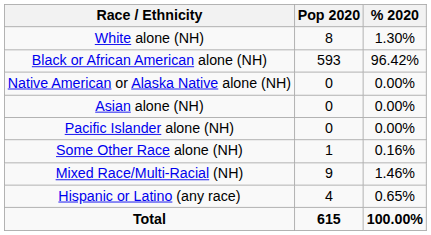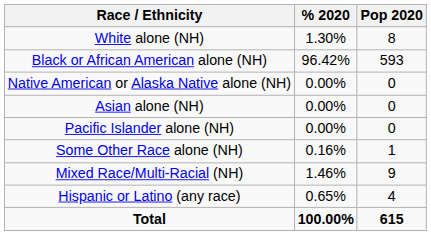columns swapped: (329, 15) <-> (395, 15)
